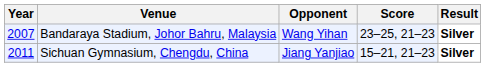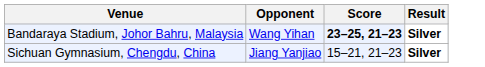- column: (21, 14)
(397, 34) normal -> (364, 34) bold
